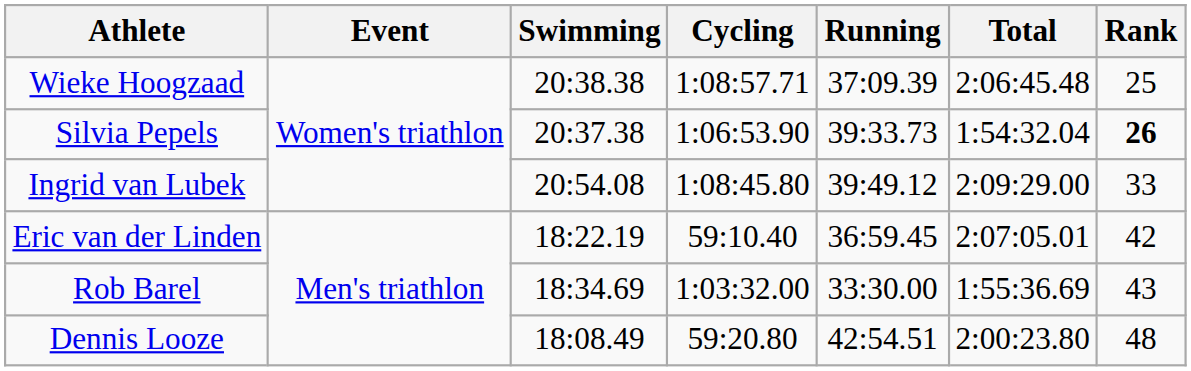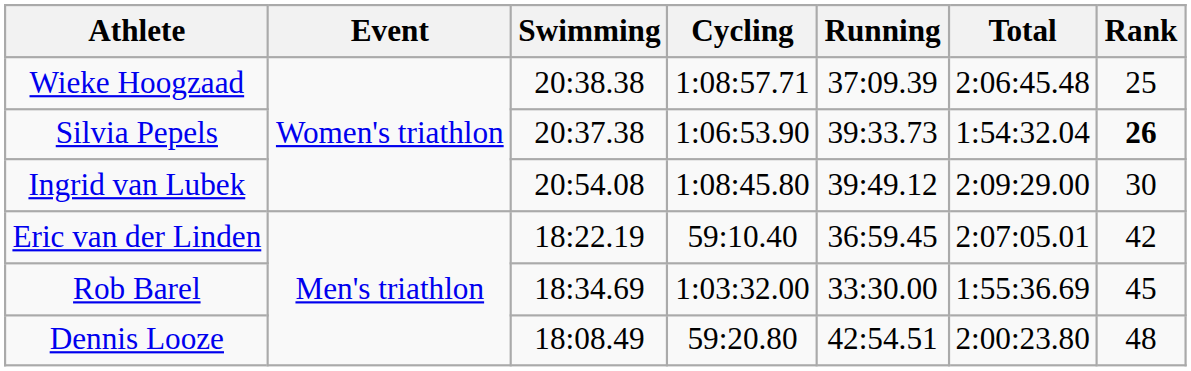(1141, 185) 33 -> (1141, 185) 30
(1141, 288) 43 -> (1141, 288) 45
